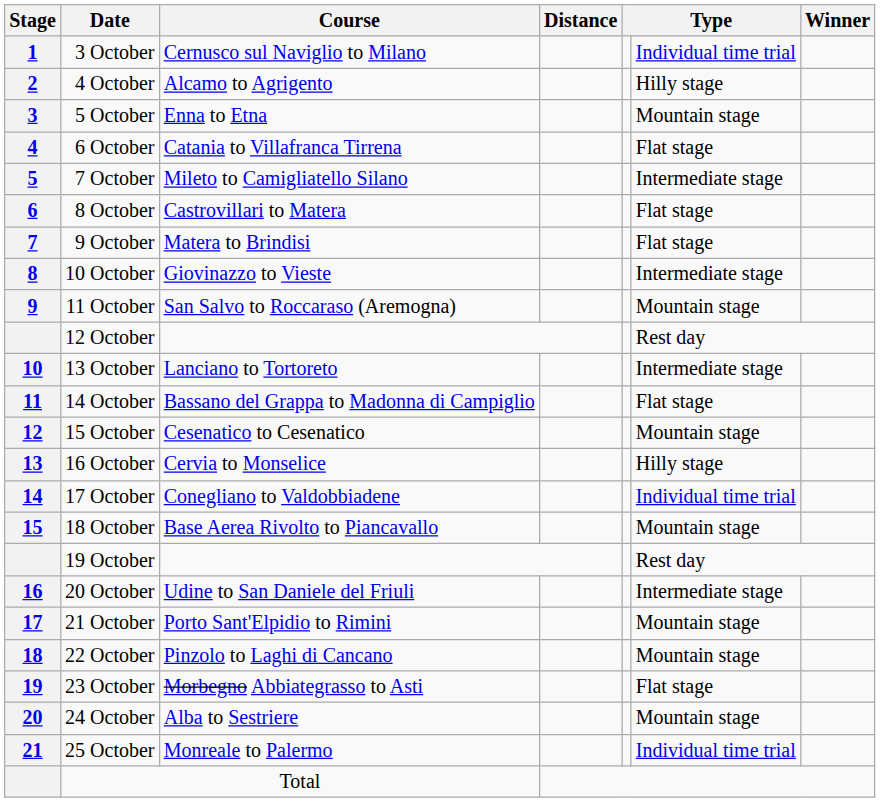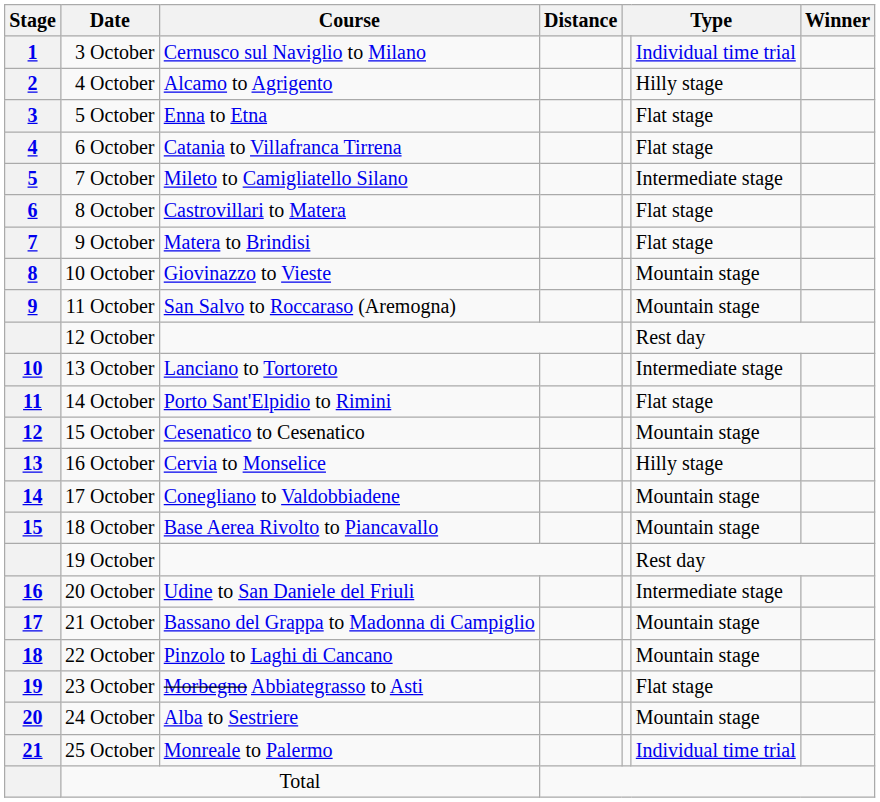(698, 115) Mountain stage -> (674, 115) Flat stage
(709, 274) Intermediate stage -> (698, 274) Mountain stage
(349, 400) Bassano del Grappa to Madonna di Campiglio -> (278, 400) Porto Sant'Elpidio to Rimini
(716, 496) Individual time trial -> (698, 496) Mountain stage
(278, 623) Porto Sant'Elpidio to Rimini -> (349, 623) Bassano del Grappa to Madonna di Campiglio
